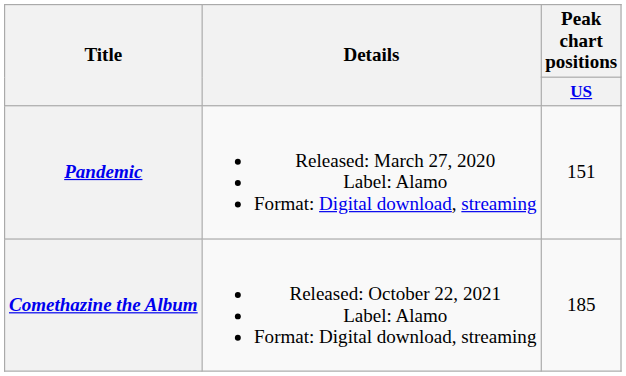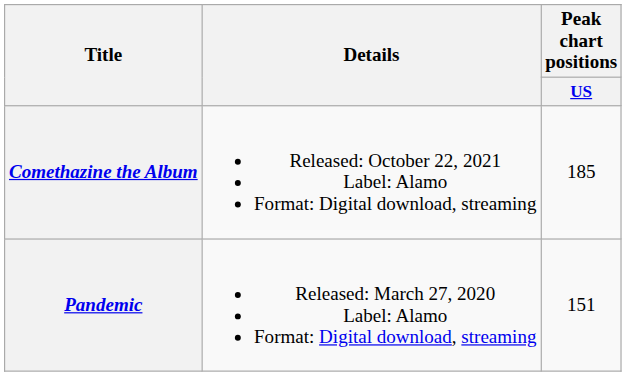rows swapped: (103, 172) <-> (103, 304)
